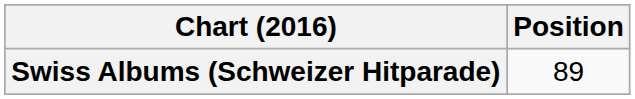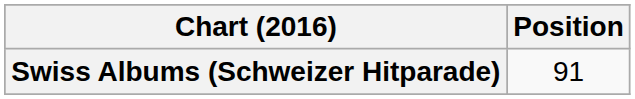(569, 71) 89 -> (569, 71) 91
